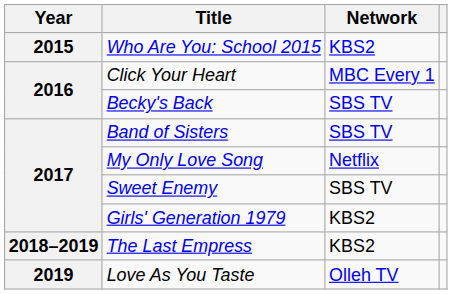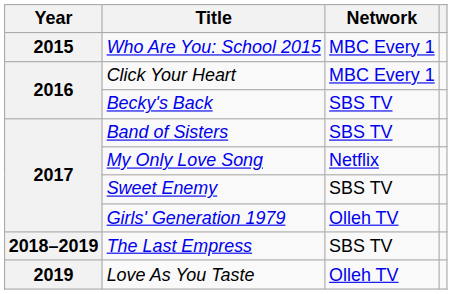(352, 47) KBS2 -> (382, 47) MBC Every 1
(352, 217) KBS2 -> (364, 217) Olleh TV
(352, 246) KBS2 -> (361, 246) SBS TV
